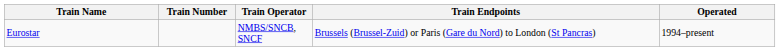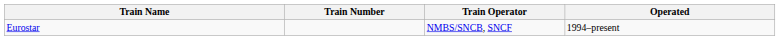- column: (486, 12)
